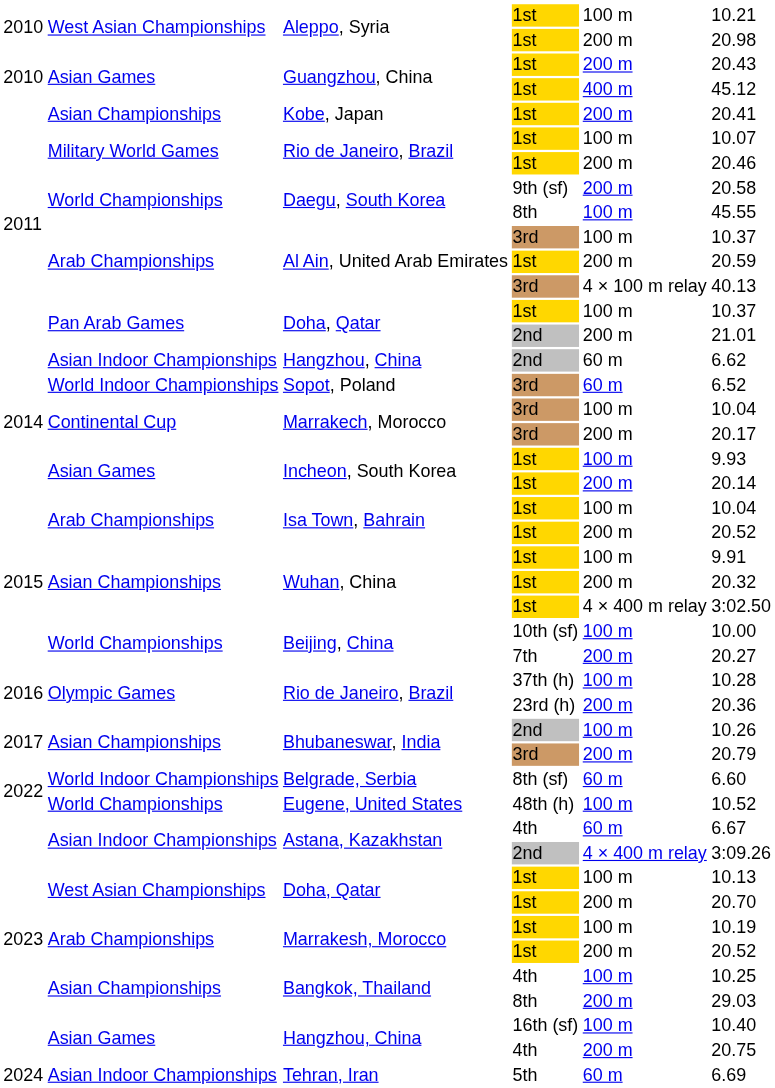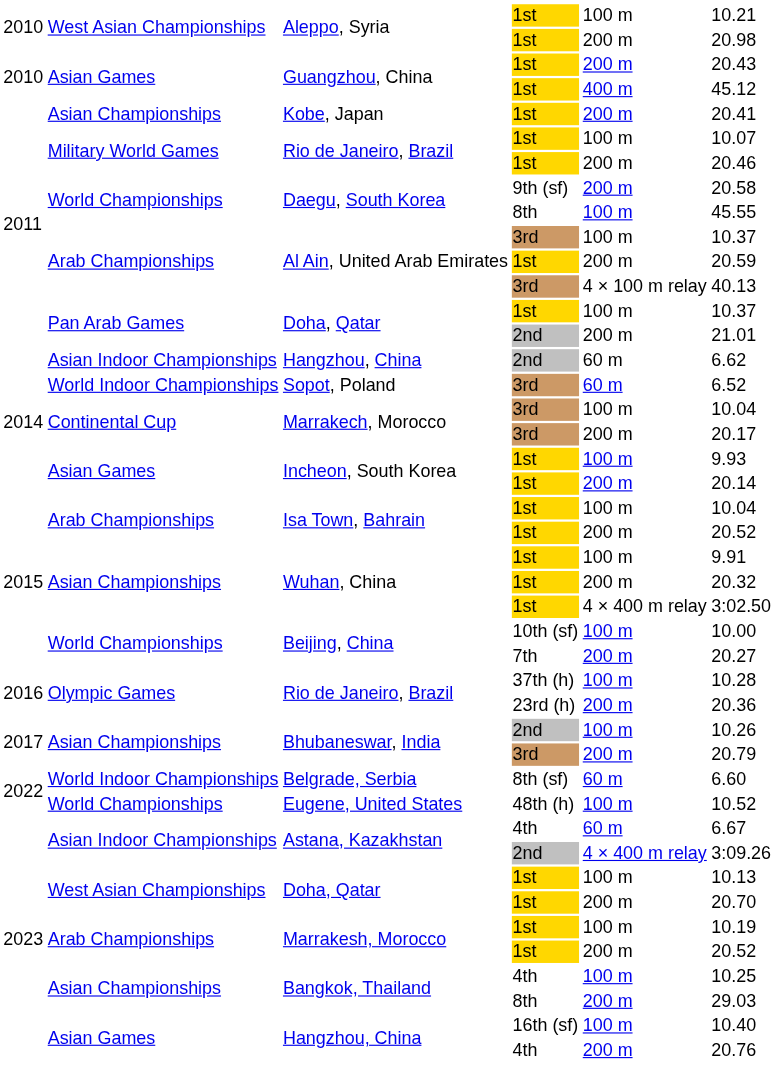(734, 1050) 20.75 -> (734, 1050) 20.76
- row: (331, 1074)
